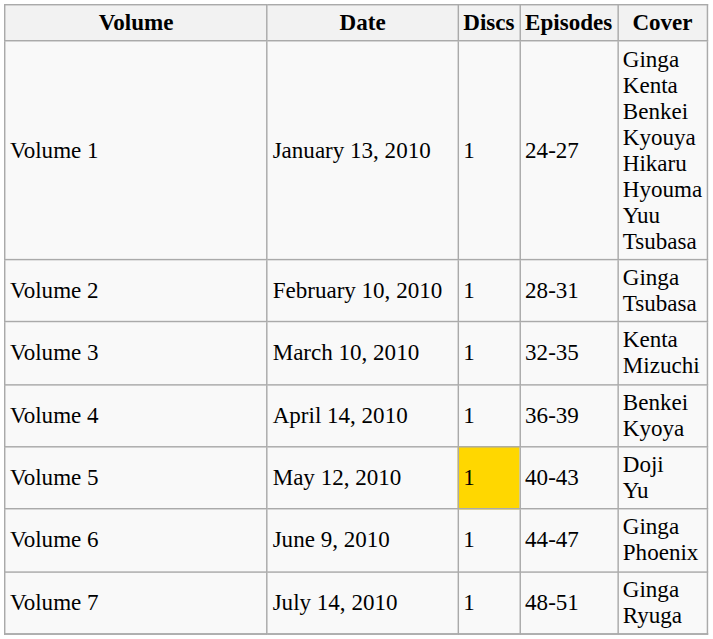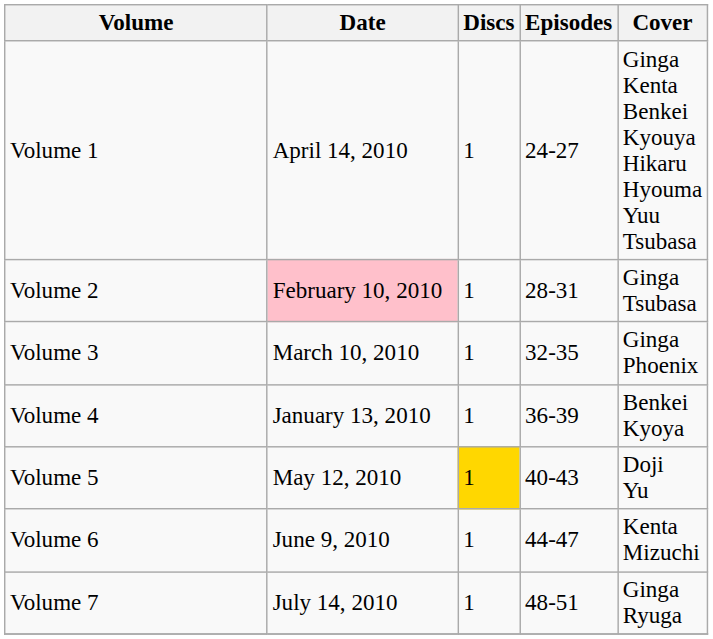(352, 150) January 13, 2010 -> (340, 150) April 14, 2010
(357, 290) no background -> (357, 290) pink background
(661, 352) Kenta Mizuchi -> (661, 352) Ginga Phoenix
(340, 415) April 14, 2010 -> (352, 415) January 13, 2010
(661, 540) Ginga Phoenix -> (661, 540) Kenta Mizuchi
